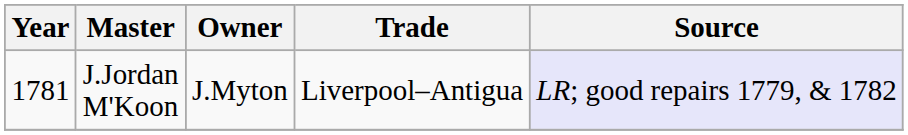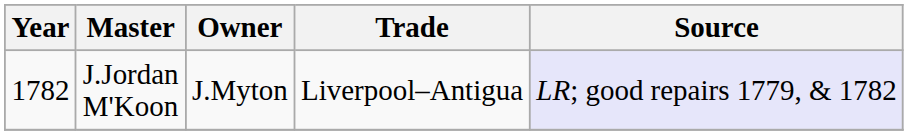(41, 89) 1781 -> (41, 89) 1782
